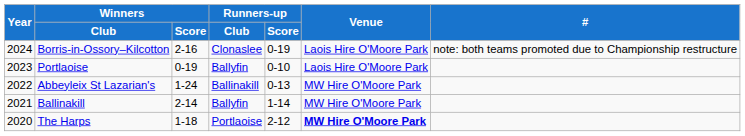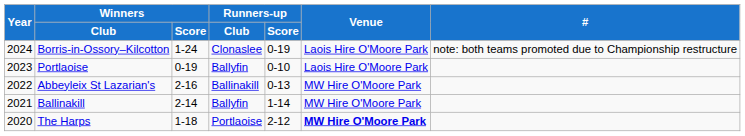(186, 49) 2-16 -> (186, 49) 1-24
(186, 85) 1-24 -> (186, 85) 2-16
